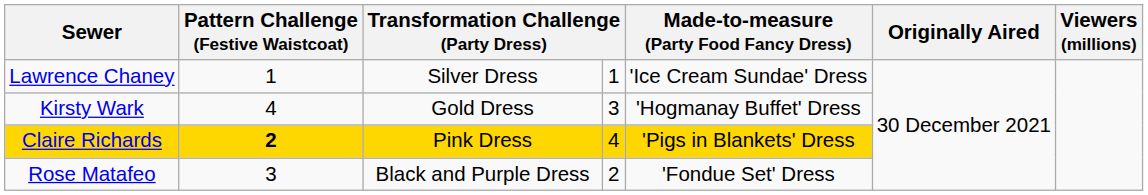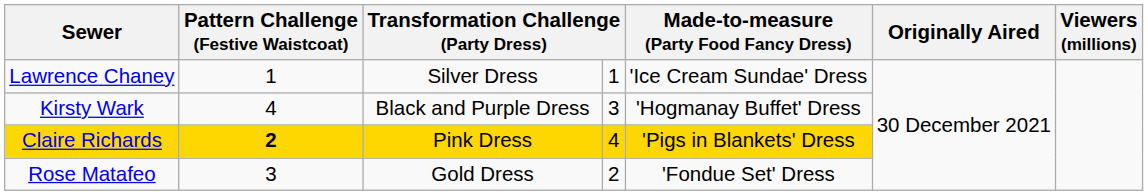(483, 108) Gold Dress -> (483, 108) Black and Purple Dress
(483, 173) Black and Purple Dress -> (483, 173) Gold Dress
